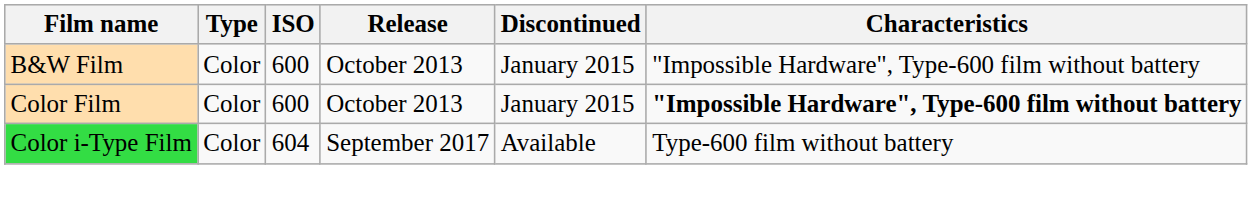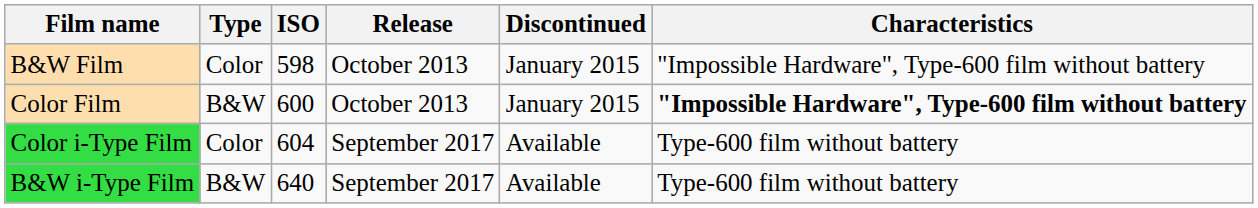(290, 63) 600 -> (296, 63) 598
(232, 103) Color -> (235, 103) B&W
+ row: (102, 182)
